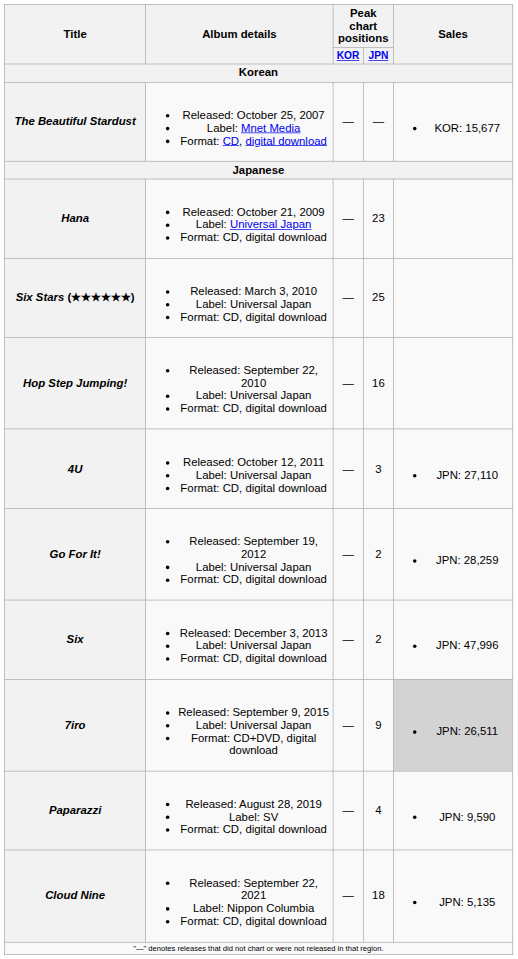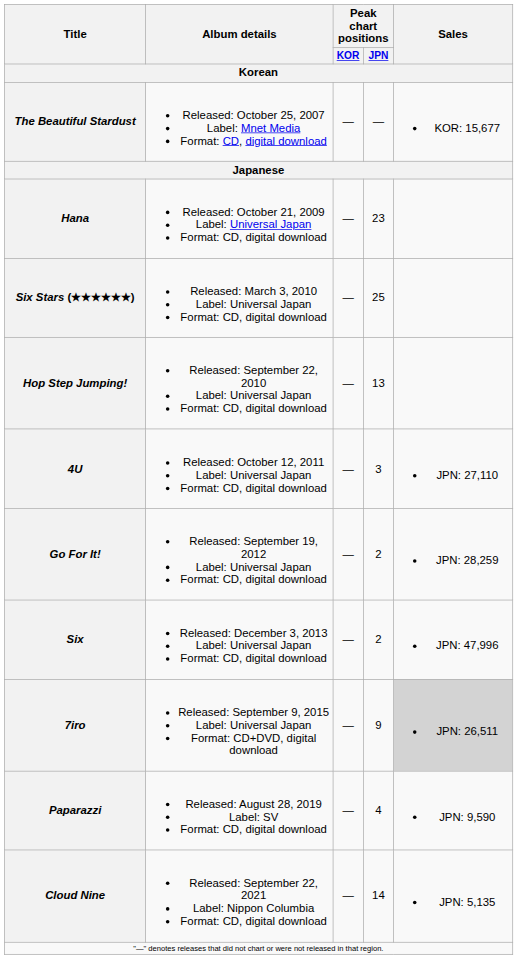(378, 383) 16 -> (378, 383) 13
(378, 896) 18 -> (378, 896) 14
